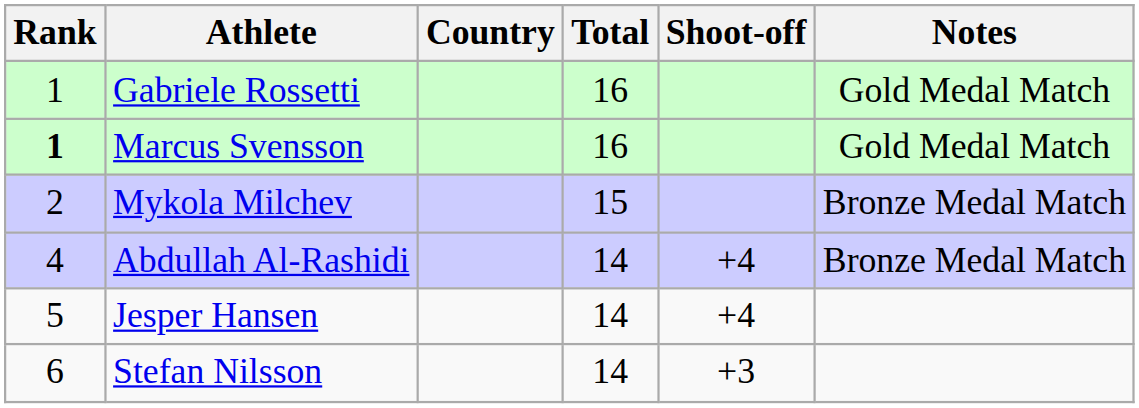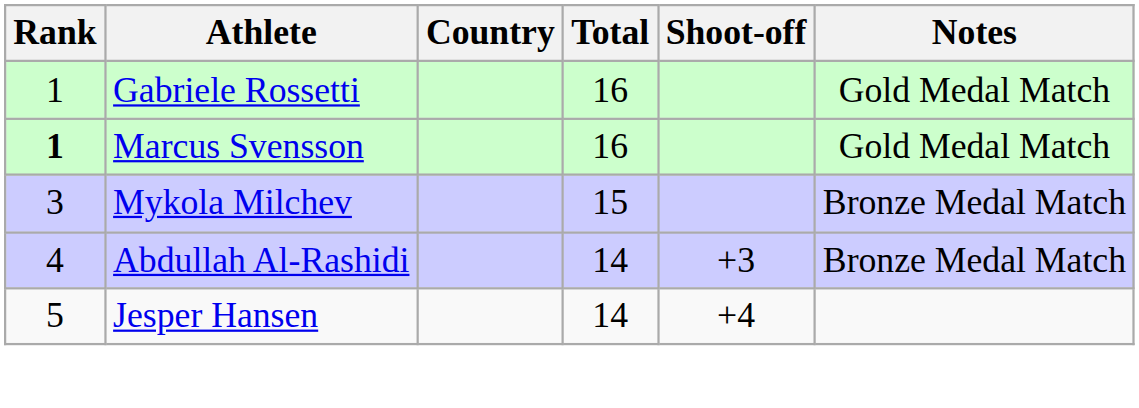(55, 202) 2 -> (55, 202) 3
(736, 259) +4 -> (736, 259) +3
- row: (218, 372)
